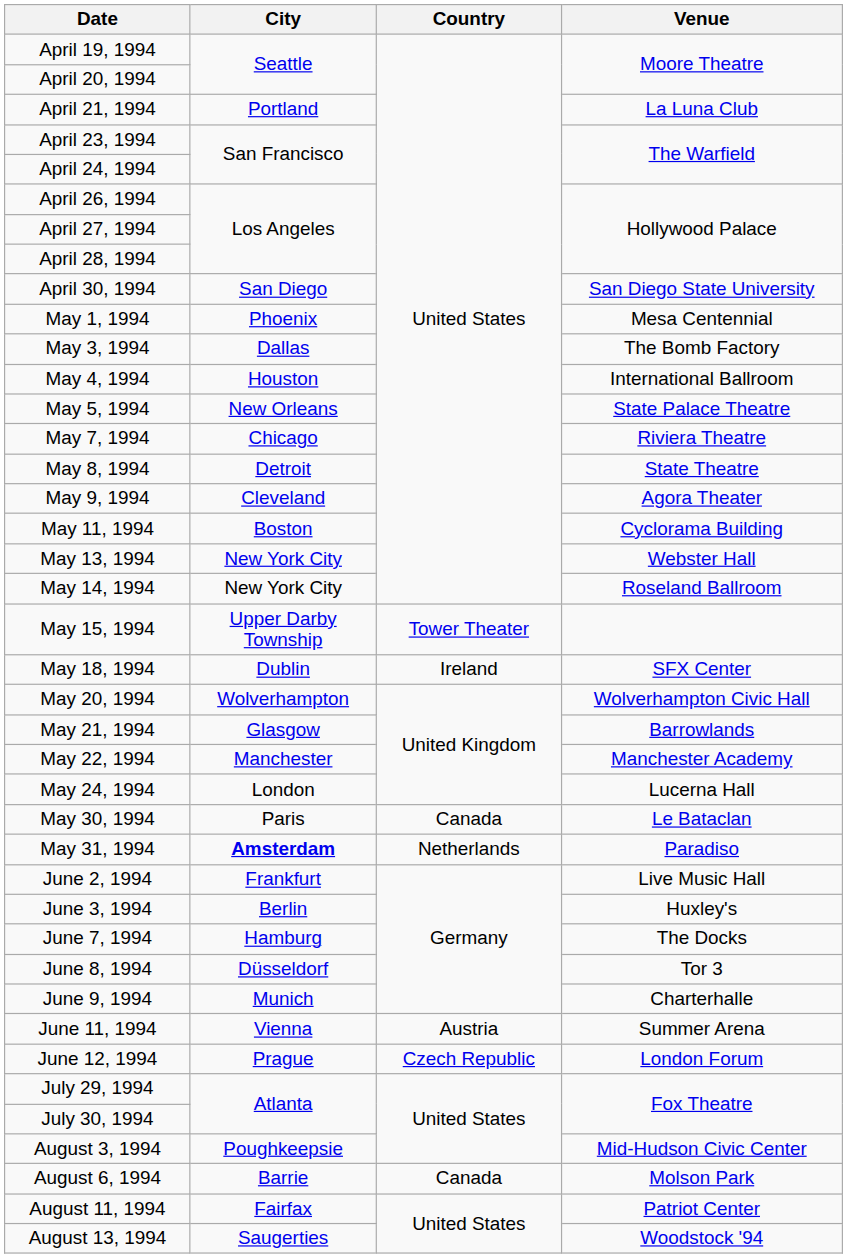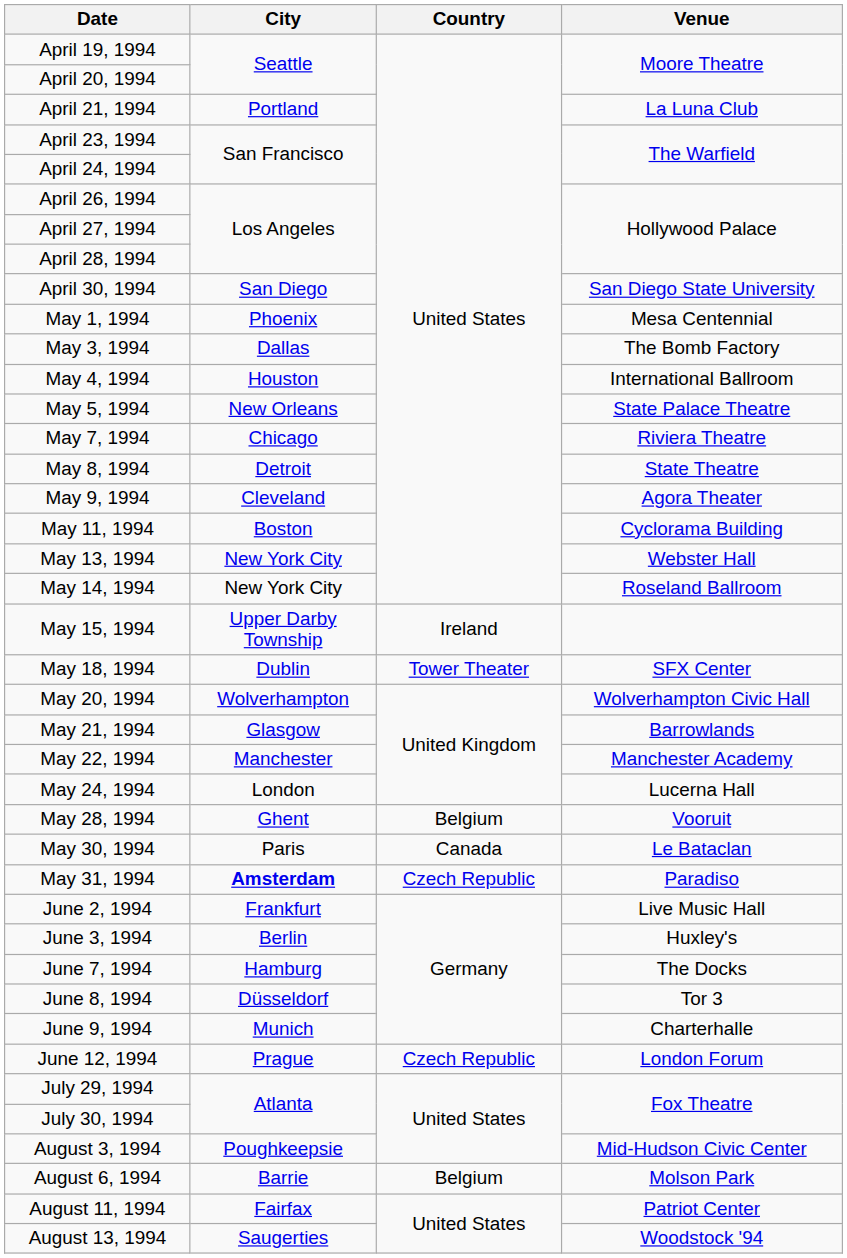(469, 628) Tower Theater -> (469, 628) Ireland
(469, 669) Ireland -> (469, 669) Tower Theater
+ row: (97, 819)
(469, 849) Netherlands -> (469, 879) Czech Republic
- row: (97, 1028)
(469, 1178) Canada -> (469, 1178) Belgium
